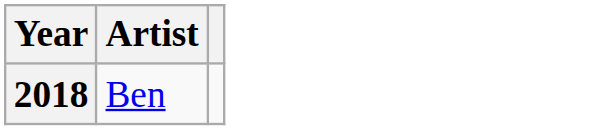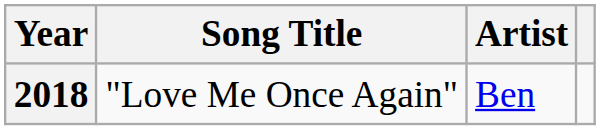+ column: (282, 34)
